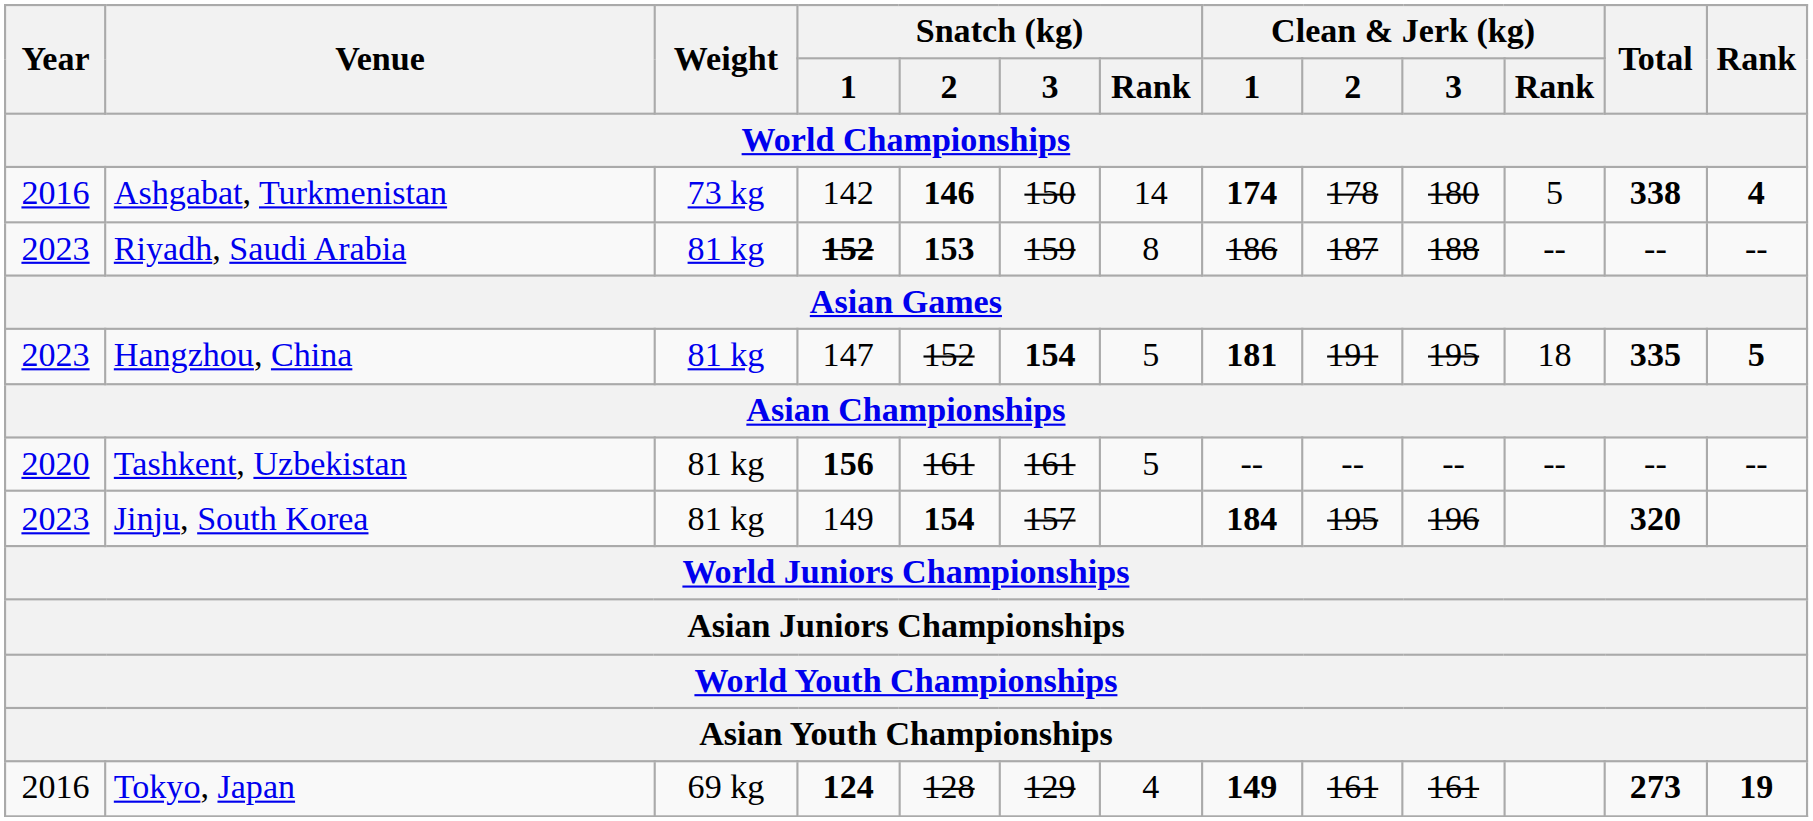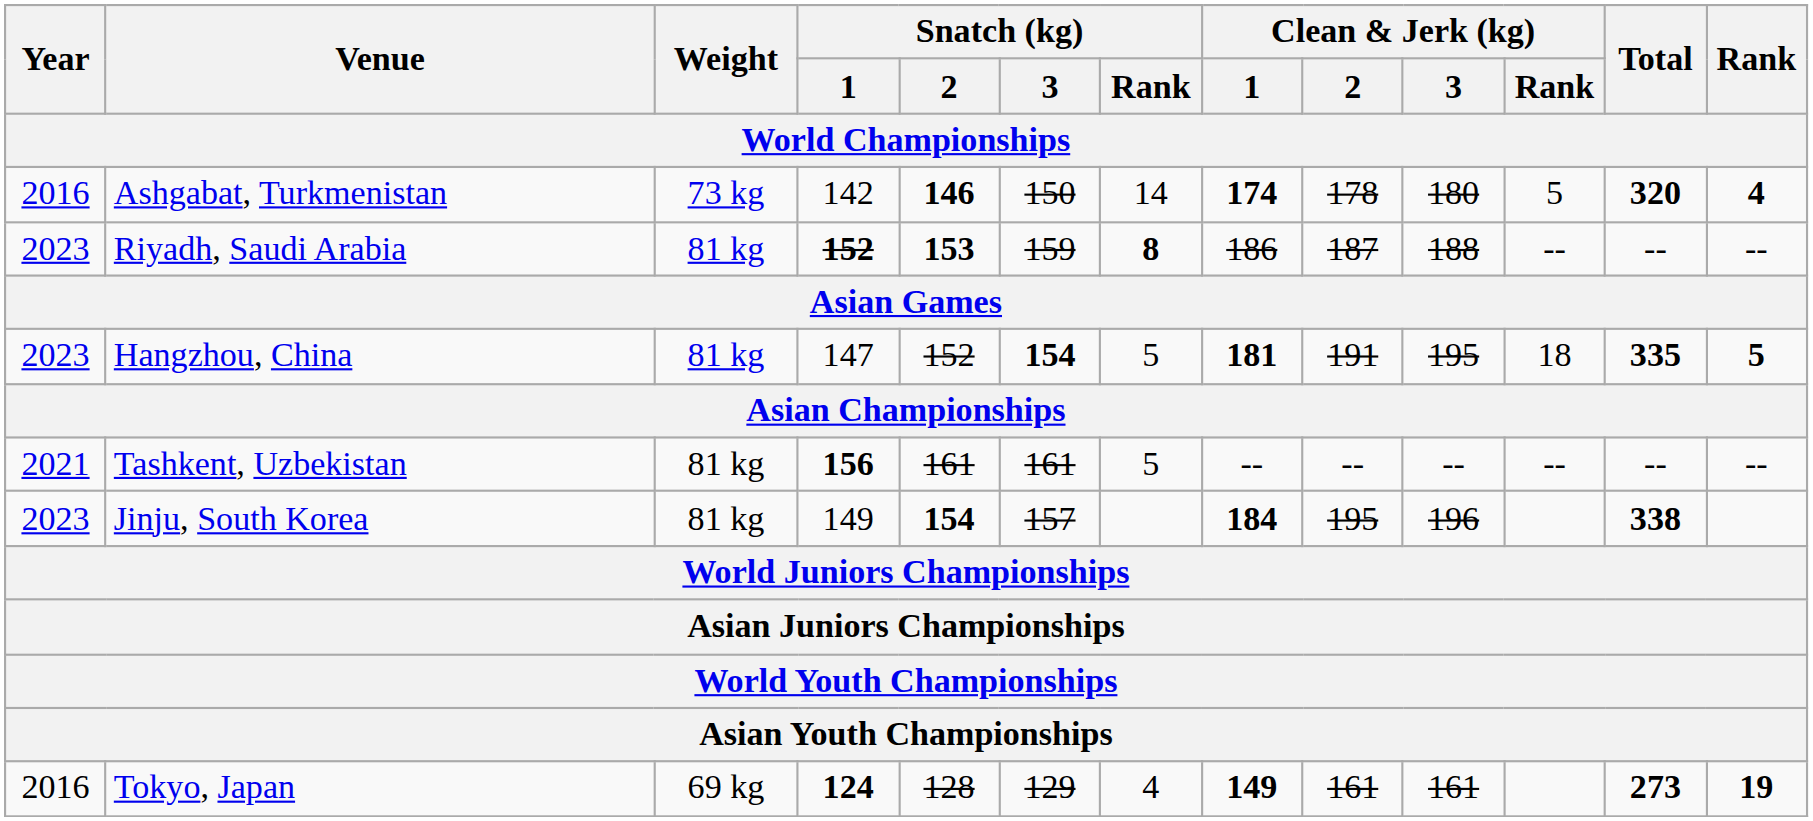(1655, 193) 338 -> (1655, 193) 320
(1151, 247) normal -> (1151, 247) bold
(56, 463) 2020 -> (56, 463) 2021
(1655, 517) 320 -> (1655, 517) 338
